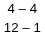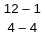rows swapped: (22, 9) <-> (22, 27)
